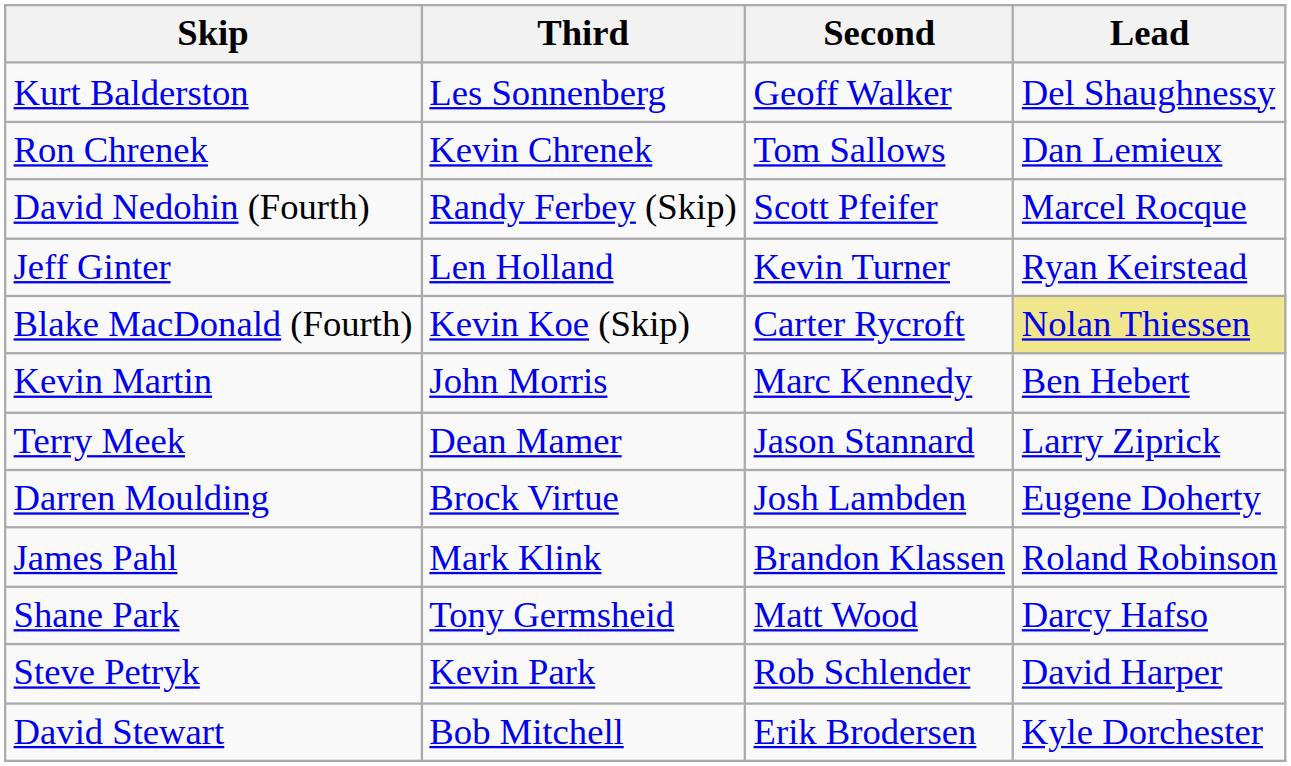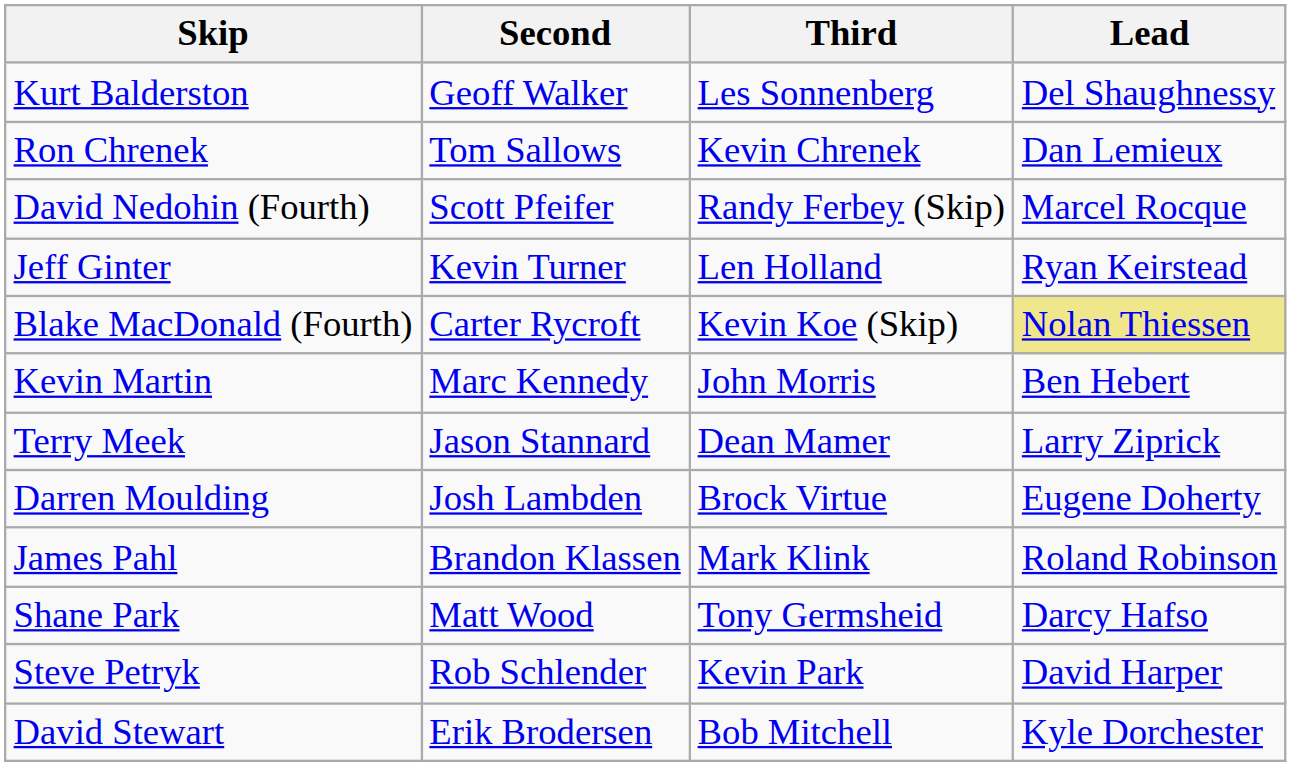columns swapped: (583, 33) <-> (879, 33)
